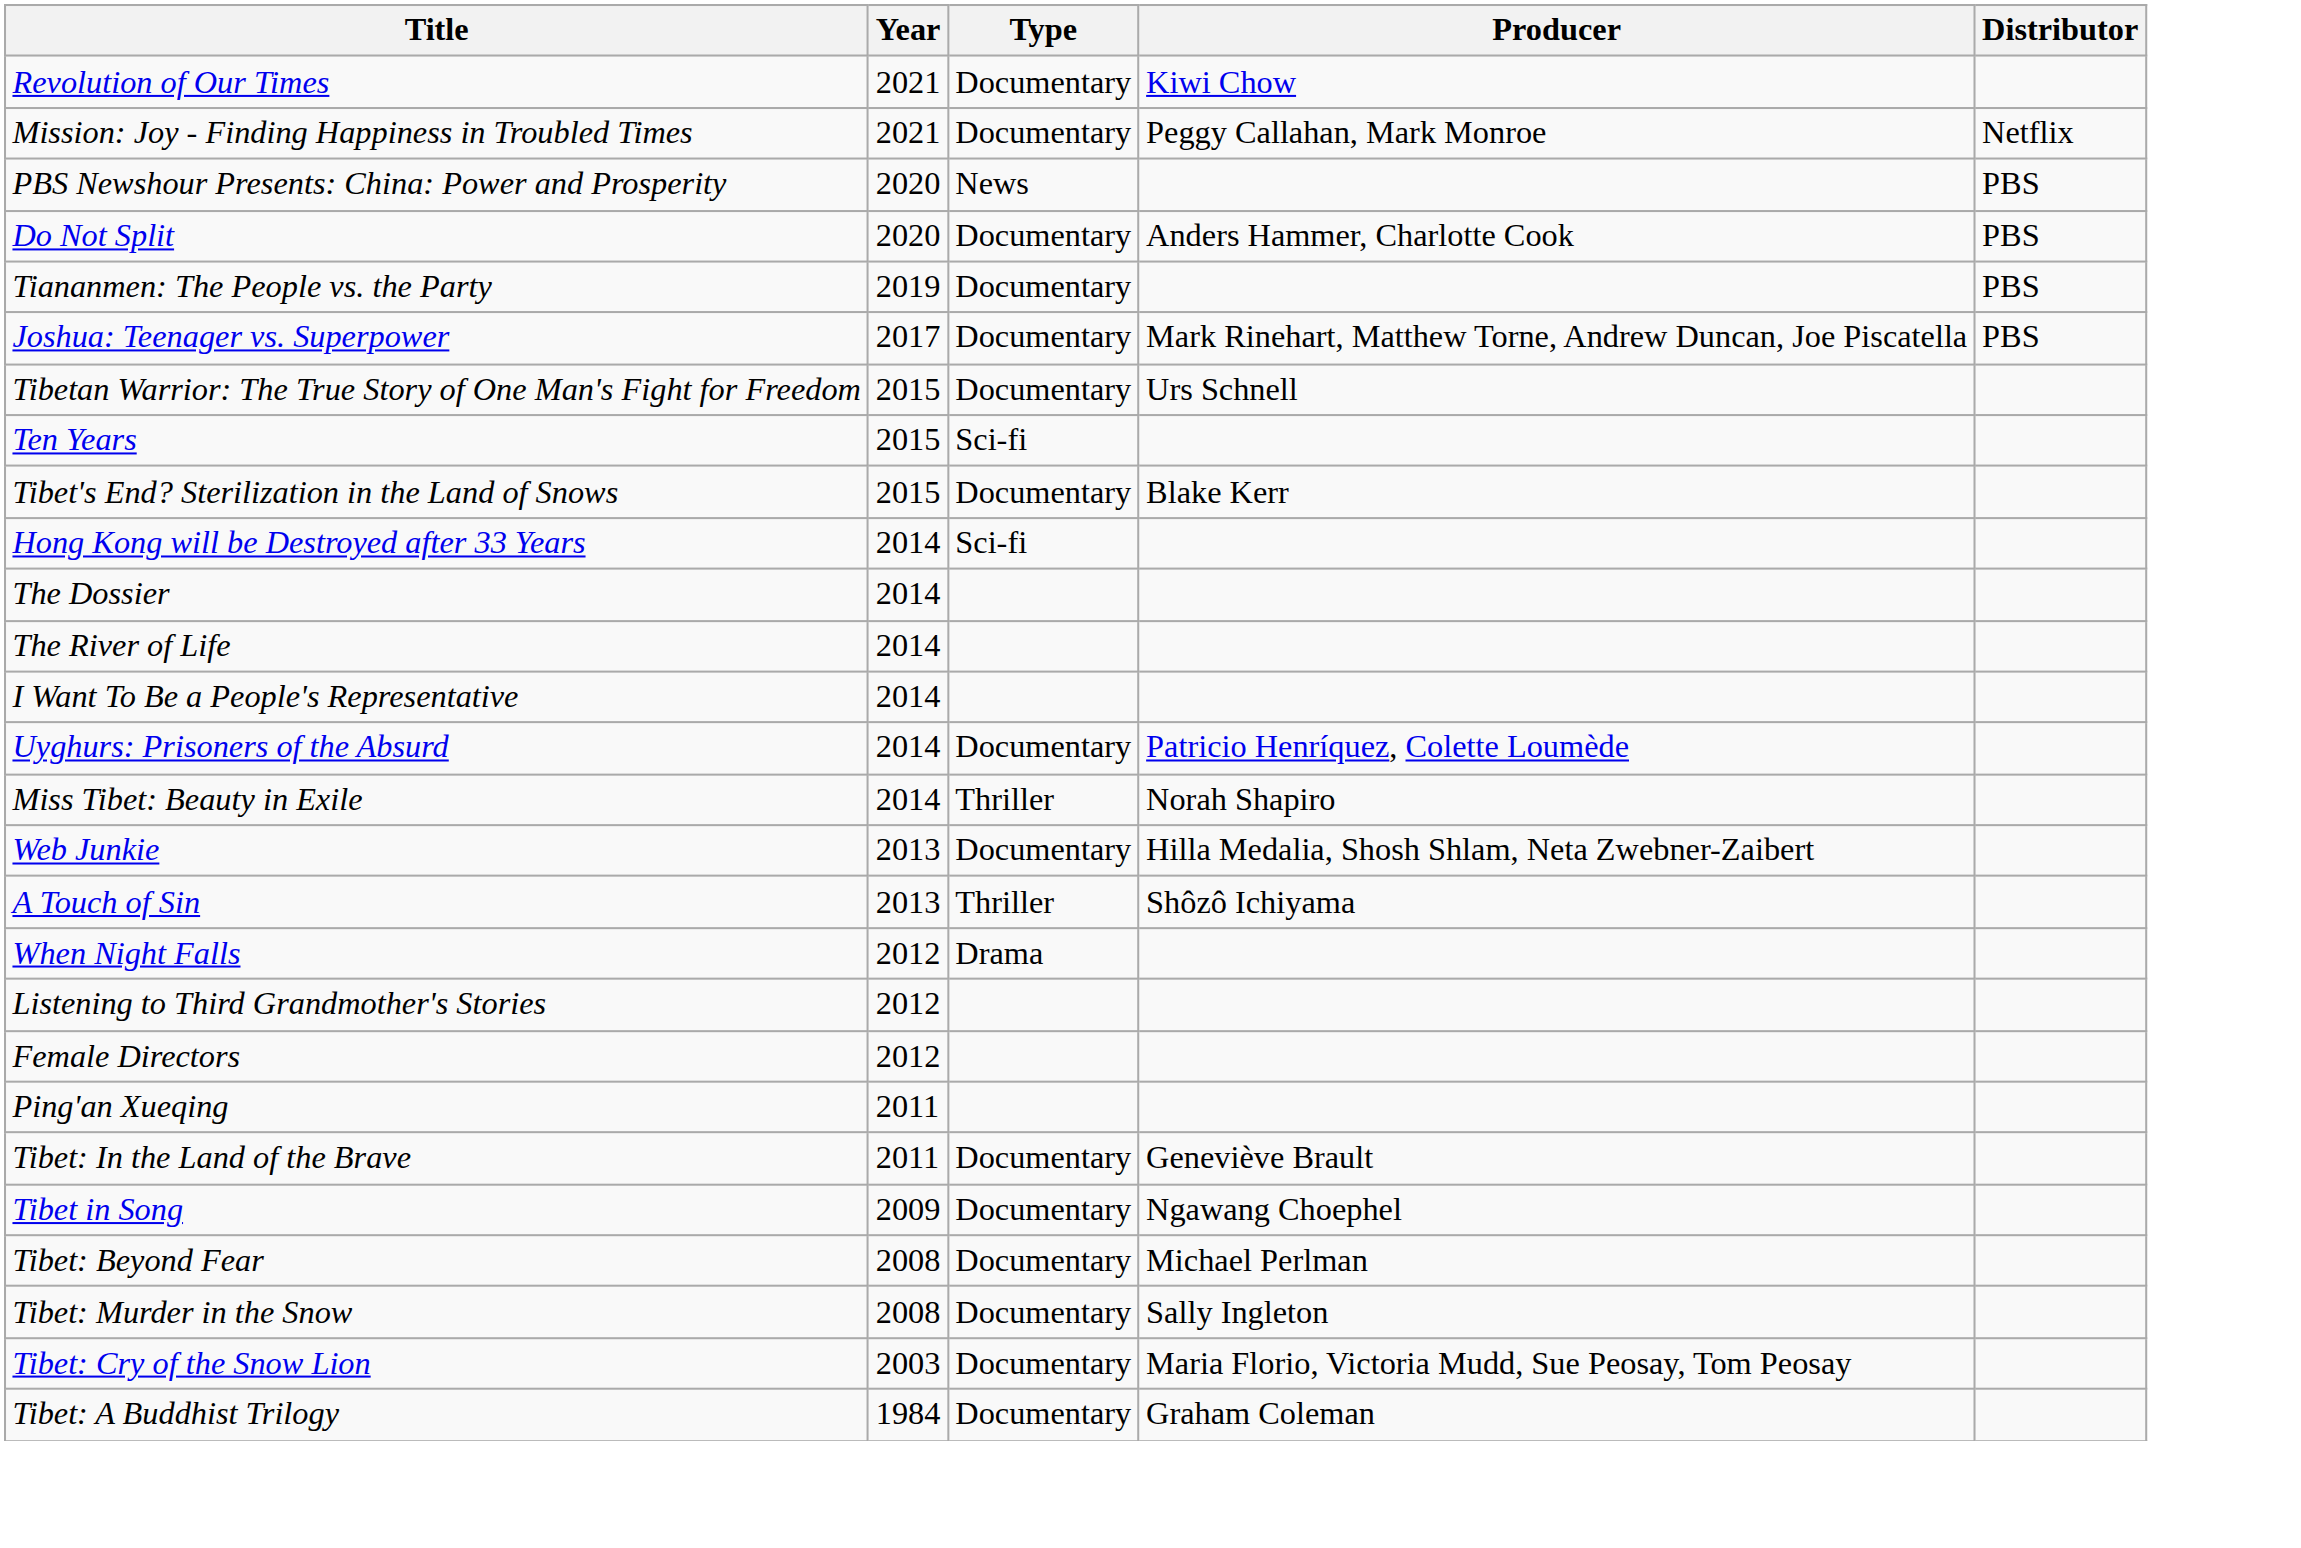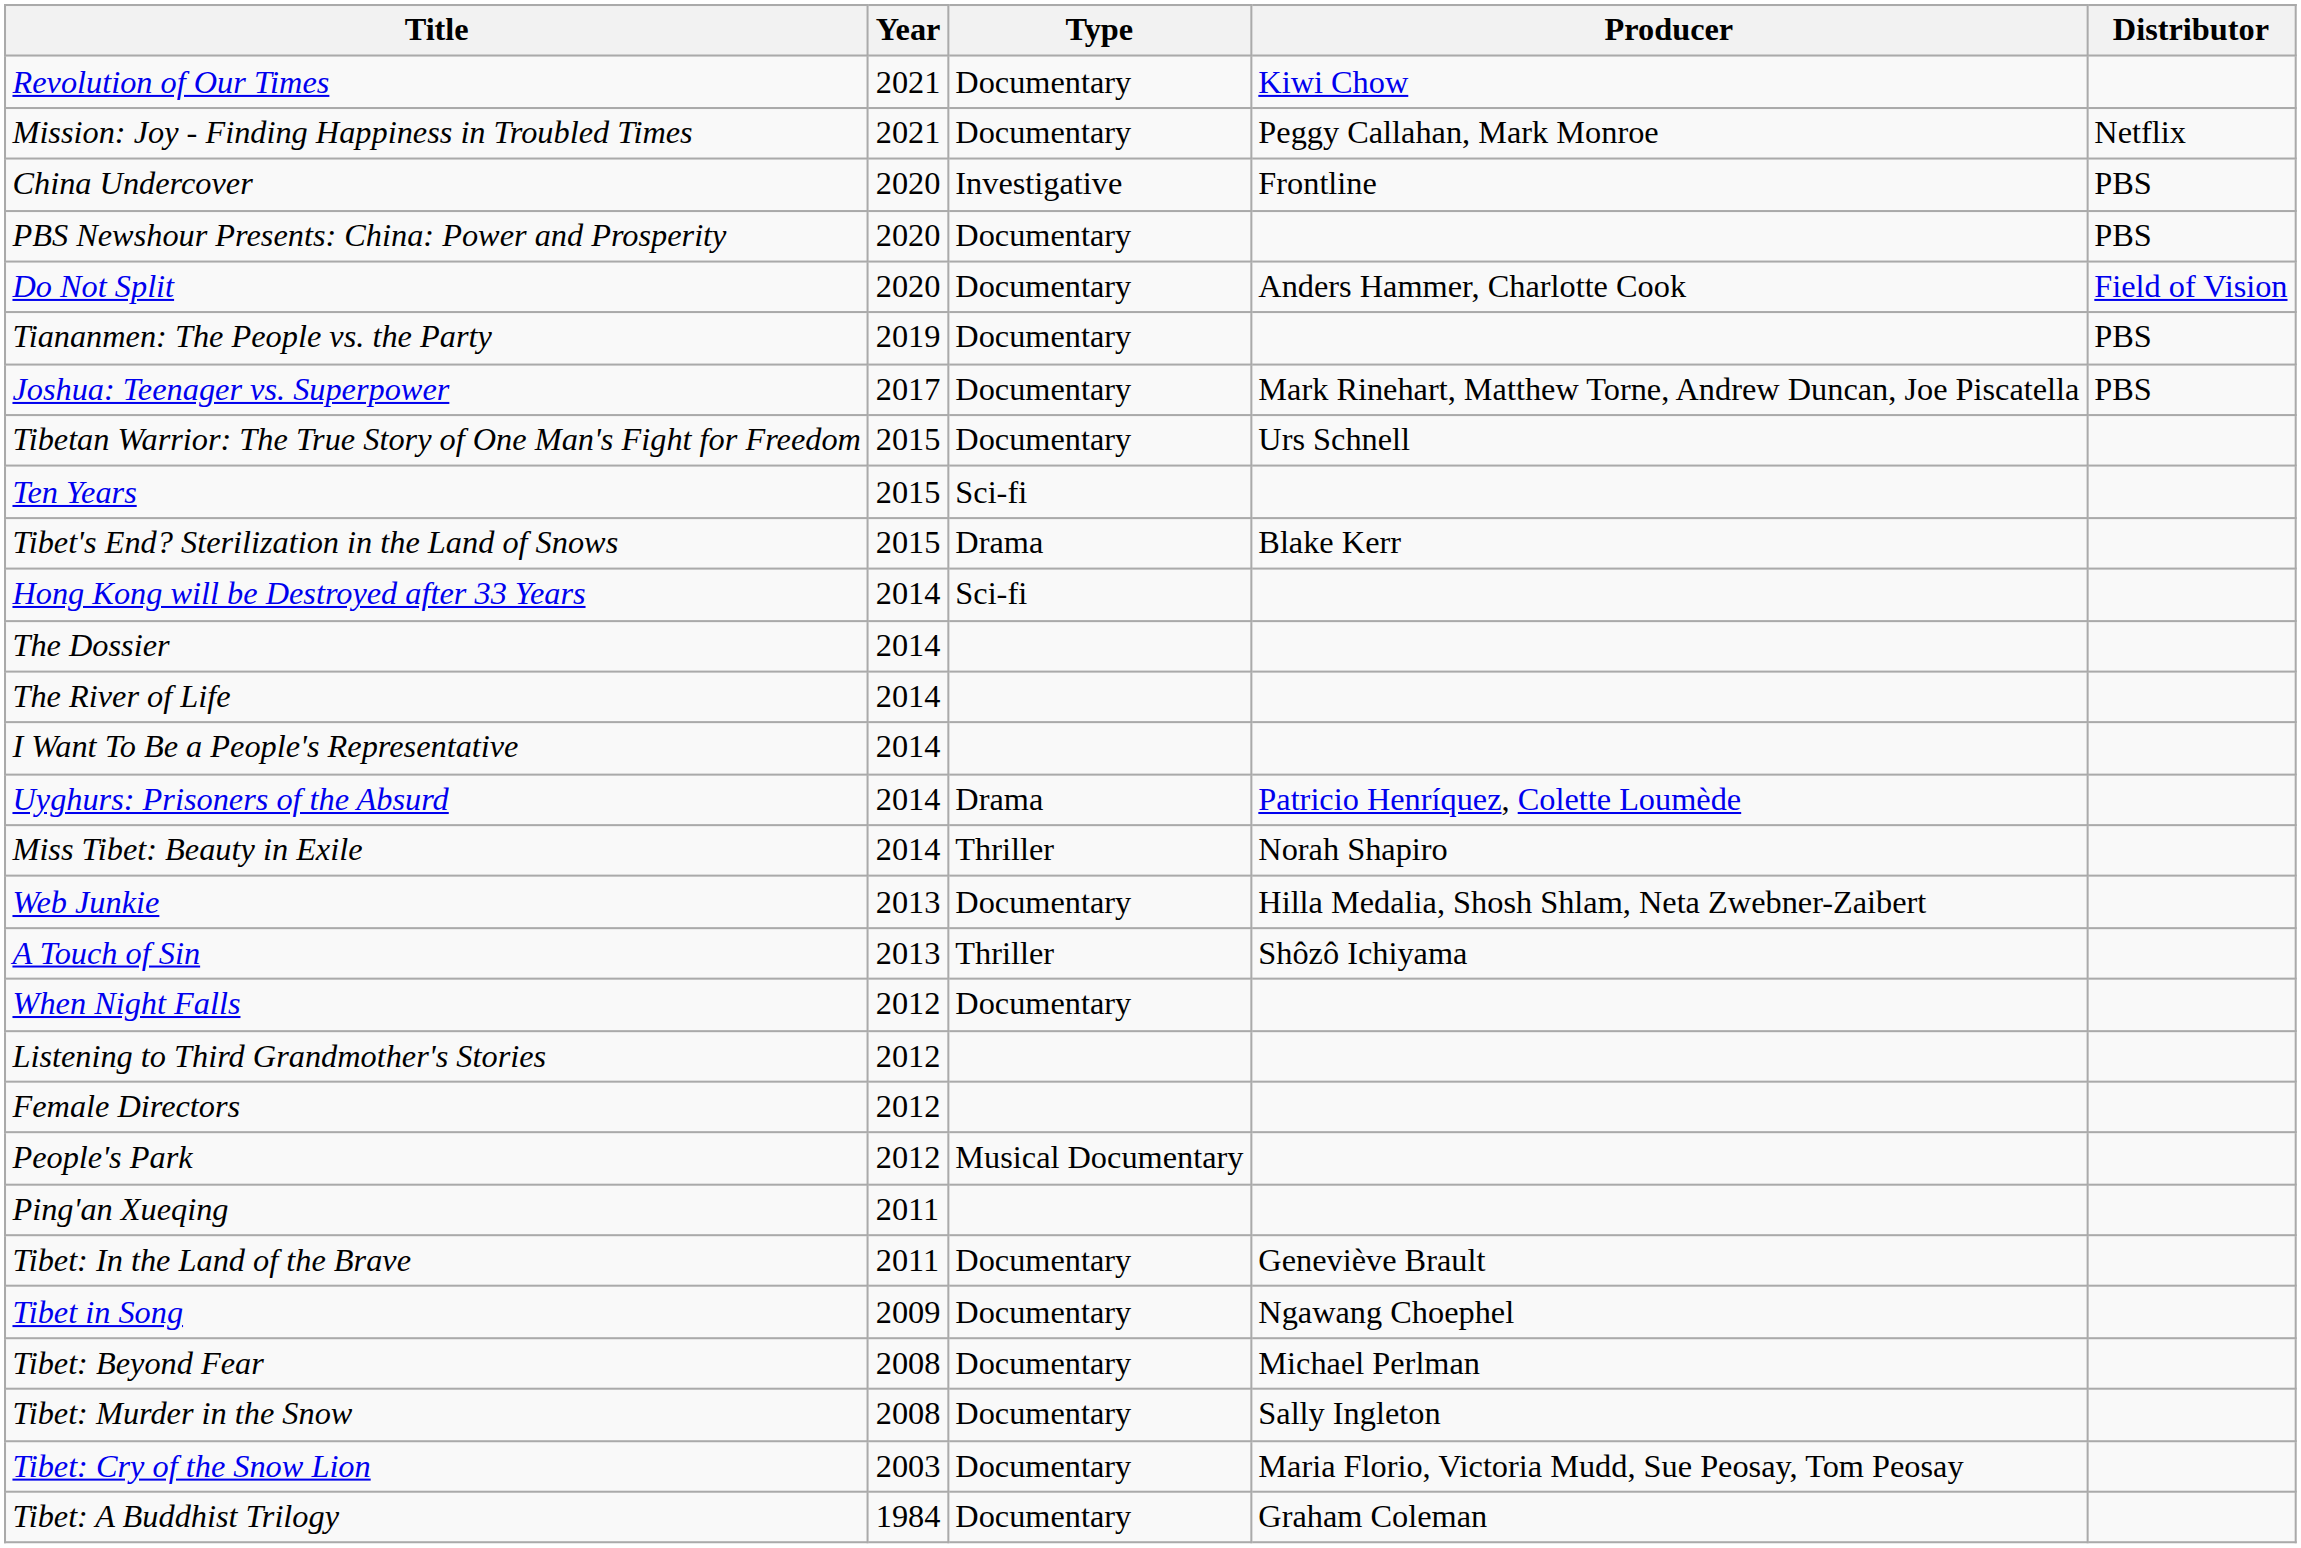+ row: (133, 183)
(992, 183) News -> (1043, 235) Documentary
(2011, 235) PBS -> (2191, 286) Field of Vision
(1043, 491) Documentary -> (999, 542) Drama
(1043, 747) Documentary -> (999, 798) Drama
(999, 952) Drama -> (1043, 1004) Documentary
+ row: (103, 1157)
